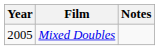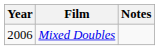(20, 34) 2005 -> (20, 34) 2006
